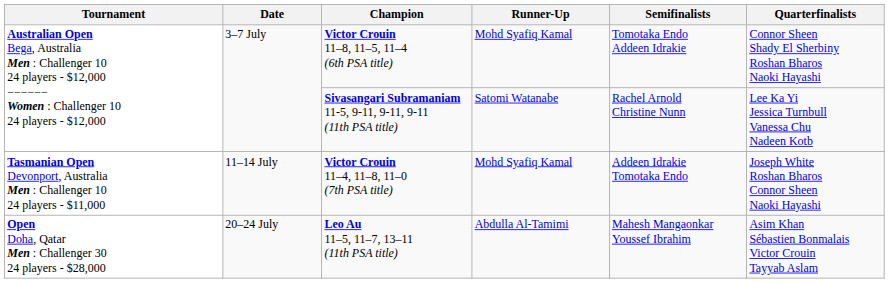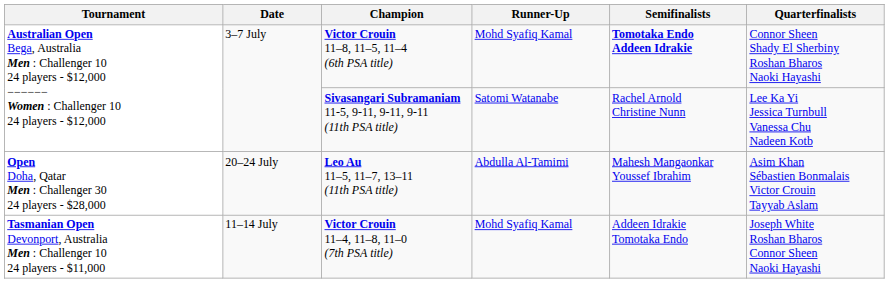(650, 41) normal -> (653, 41) bold
rows swapped: (366, 176) <-> (369, 239)
